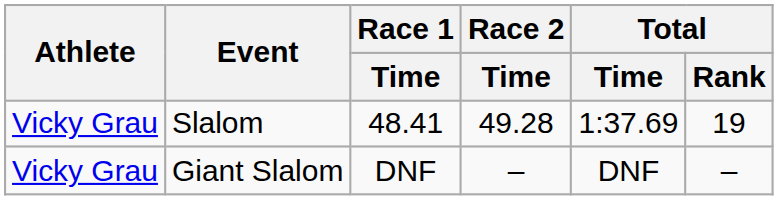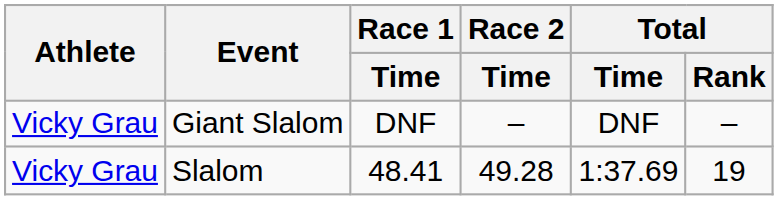rows swapped: (258, 171) <-> (218, 124)
